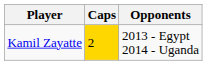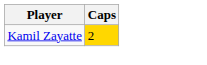- column: (160, 14)
